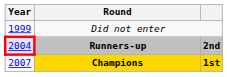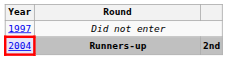(20, 28) 1999 -> (20, 28) 1997
- row: (118, 63)
